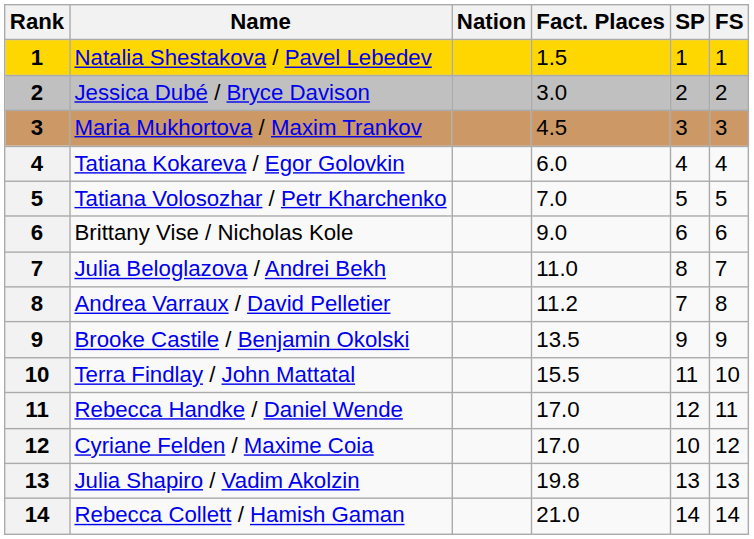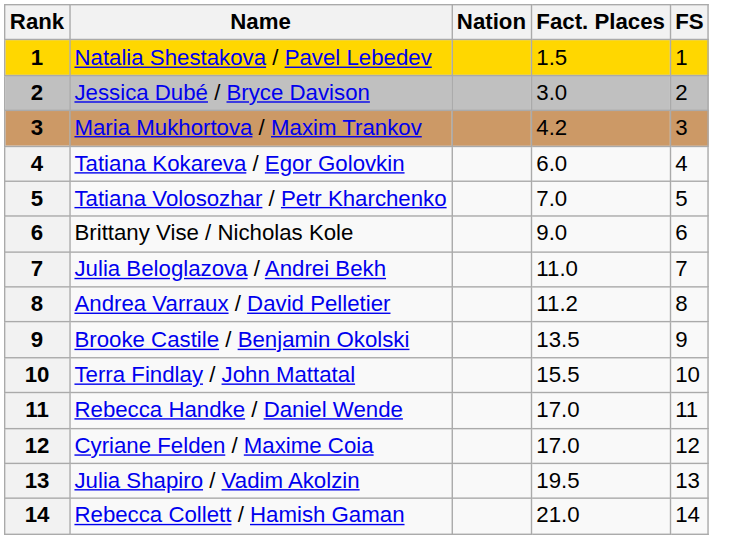- column: (690, 22)
(552, 127) 4.5 -> (552, 127) 4.2
(558, 480) 19.8 -> (558, 480) 19.5
